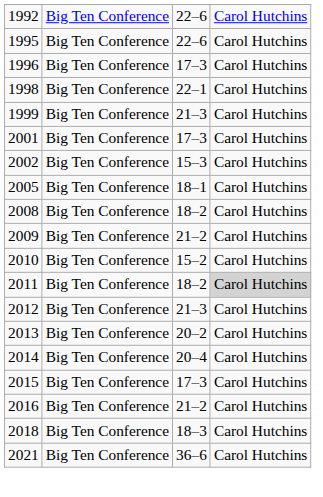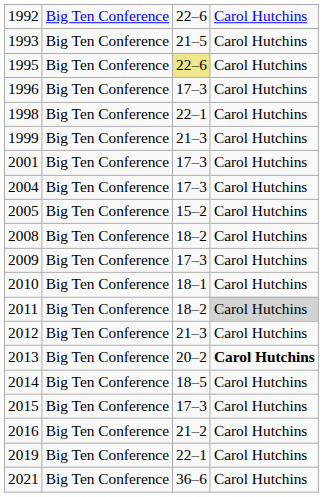+ row: (23, 41)
(191, 41) no background -> (191, 65) khaki background
- row: (23, 162)
+ row: (23, 187)
(191, 187) 18–1 -> (191, 211) 15–2
(191, 235) 21–2 -> (191, 260) 17–3
(191, 260) 15–2 -> (191, 284) 18–1
(261, 333) normal -> (264, 357) bold
(191, 357) 20–4 -> (191, 382) 18–5
- row: (23, 430)
+ row: (23, 455)
